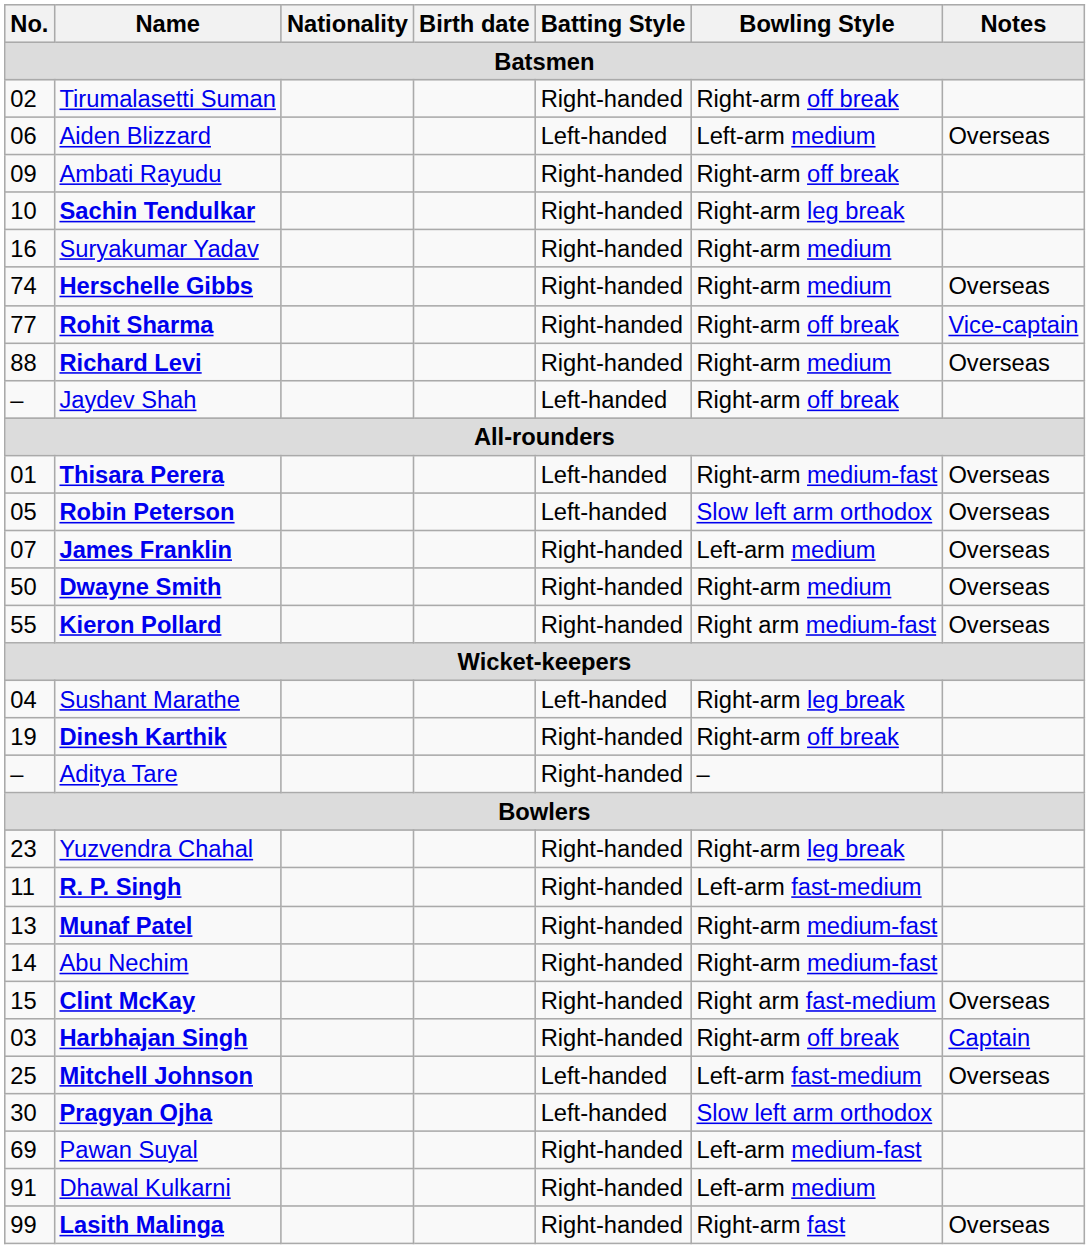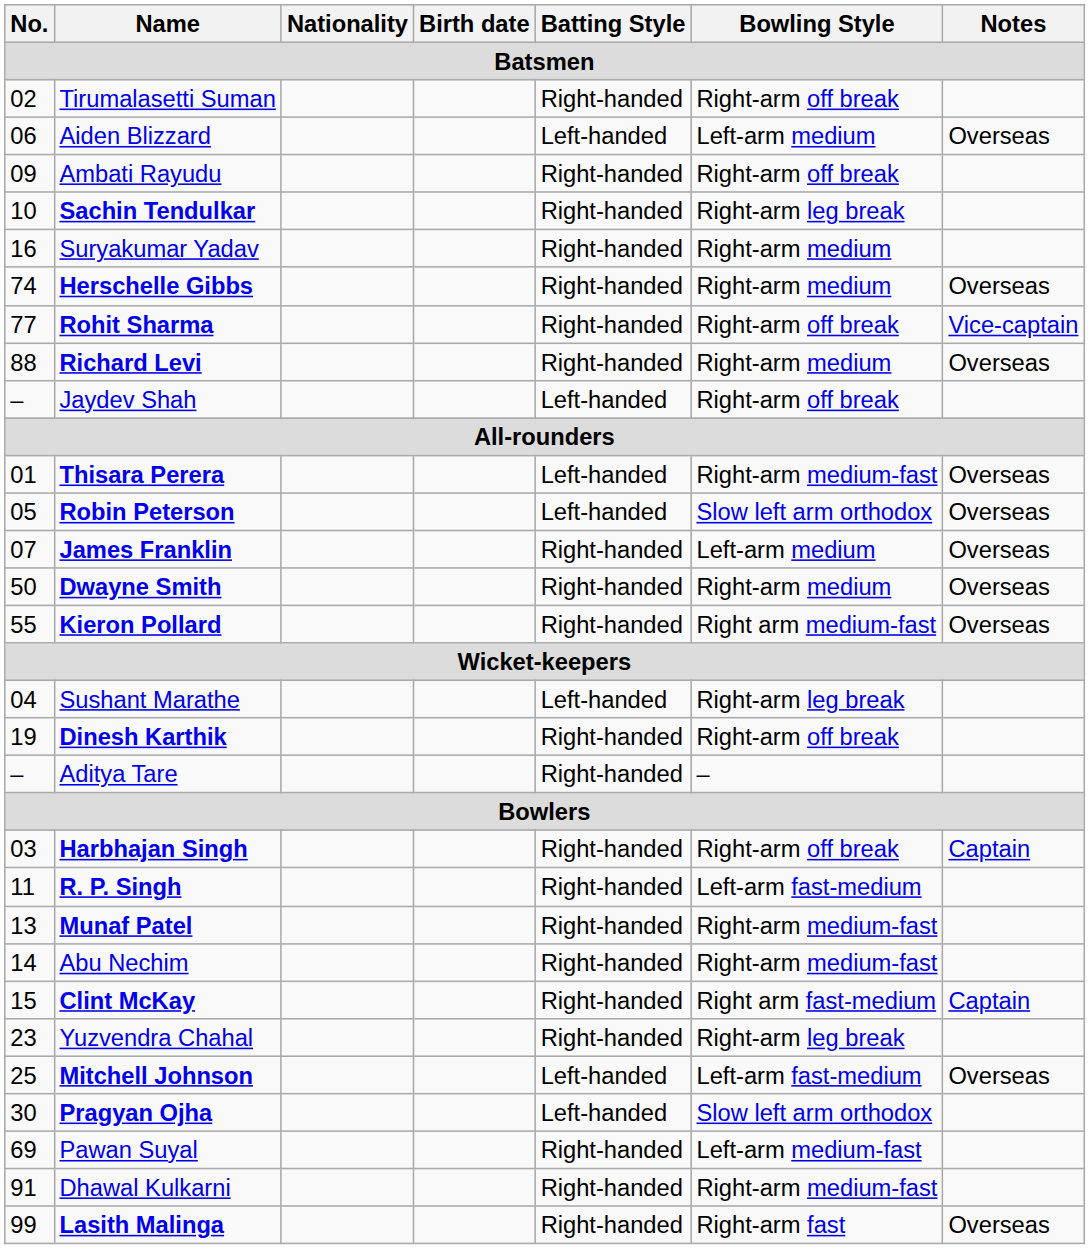rows swapped: (154, 1037) <-> (156, 850)
(999, 1000) Overseas -> (989, 1000) Captain
(786, 1187) Left-arm medium -> (817, 1187) Right-arm medium-fast
